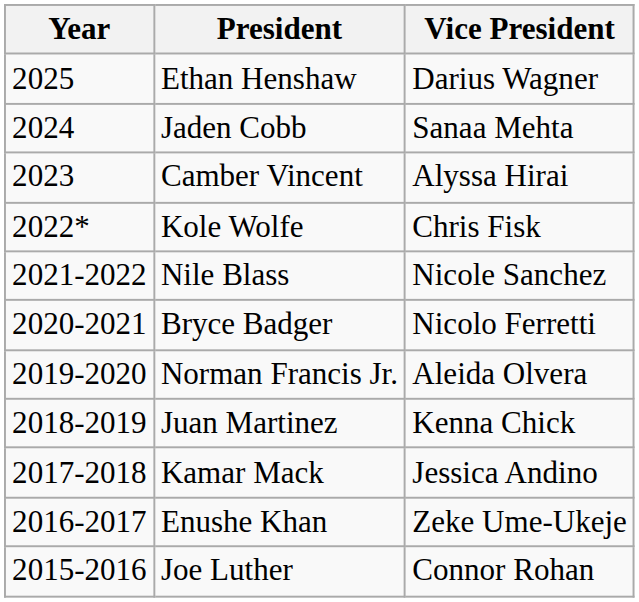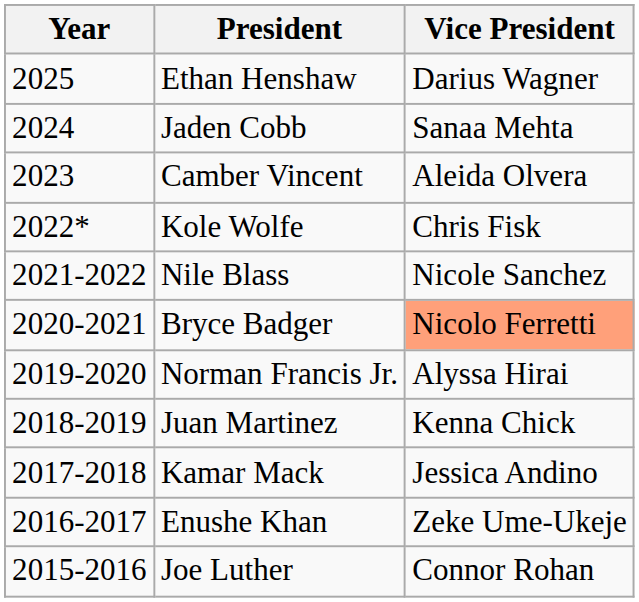(490, 176) Alyssa Hirai -> (500, 176) Aleida Olvera
(504, 324) no background -> (504, 324) lightsalmon background
(500, 373) Aleida Olvera -> (490, 373) Alyssa Hirai
